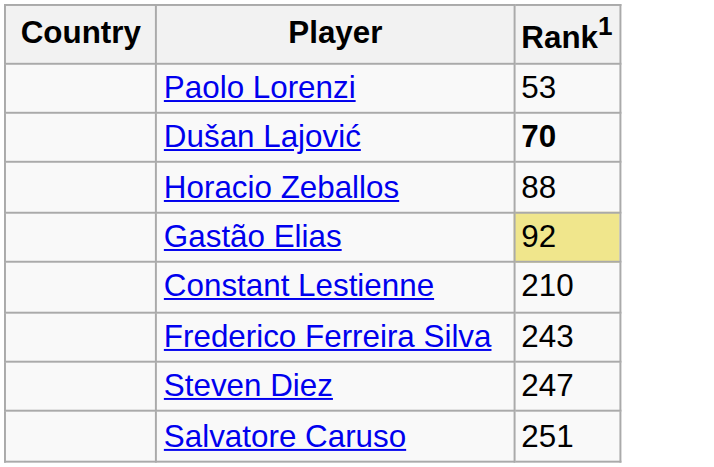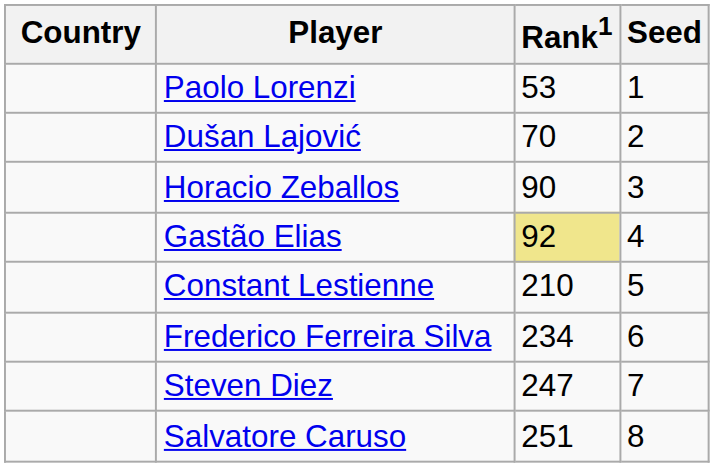+ column: (664, 33)
(539, 137) bold -> (539, 137) normal
(539, 187) 88 -> (539, 187) 90
(547, 336) 243 -> (547, 336) 234
